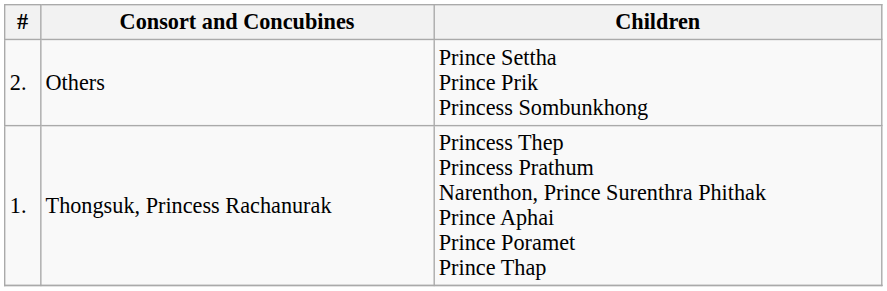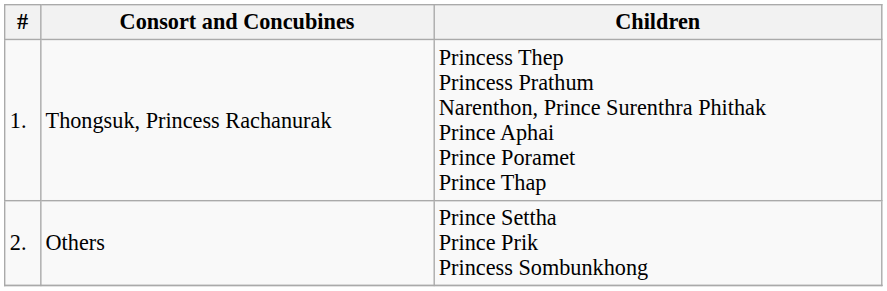rows swapped: (189, 205) <-> (75, 82)
